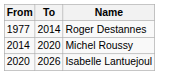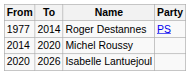+ column: (170, 12)
